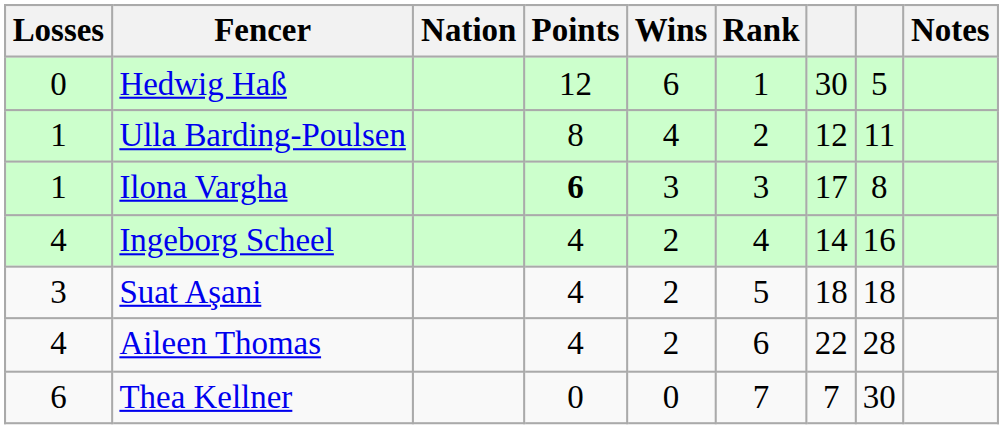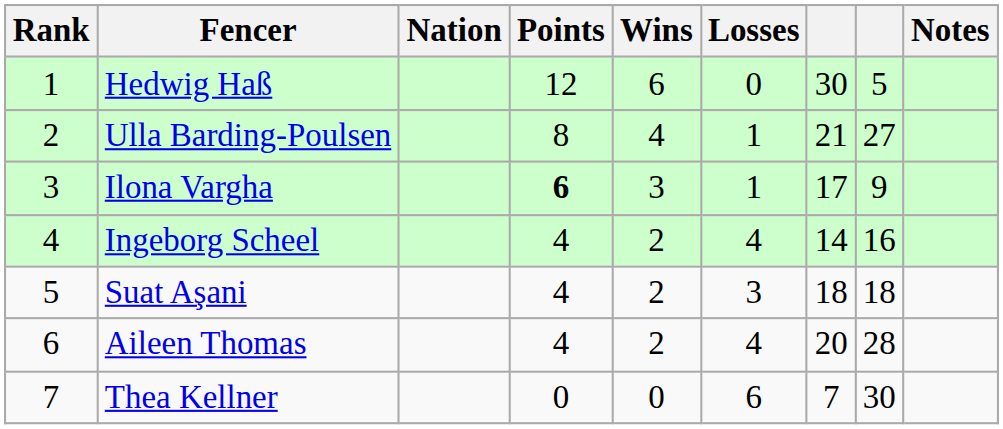columns swapped: (761, 30) <-> (58, 30)
(831, 135) 12 -> (831, 135) 21
(879, 135) 11 -> (879, 135) 27
(879, 187) 8 -> (879, 187) 9
(831, 344) 22 -> (831, 344) 20
